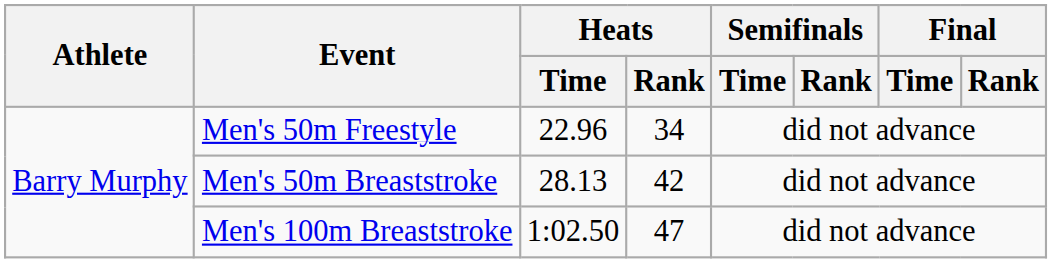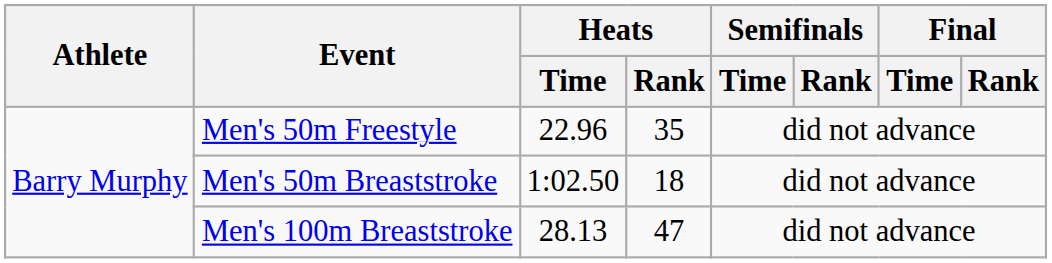(669, 130) 34 -> (669, 130) 35
(573, 181) 28.13 -> (573, 181) 1:02.50
(669, 181) 42 -> (669, 181) 18
(573, 231) 1:02.50 -> (573, 231) 28.13
